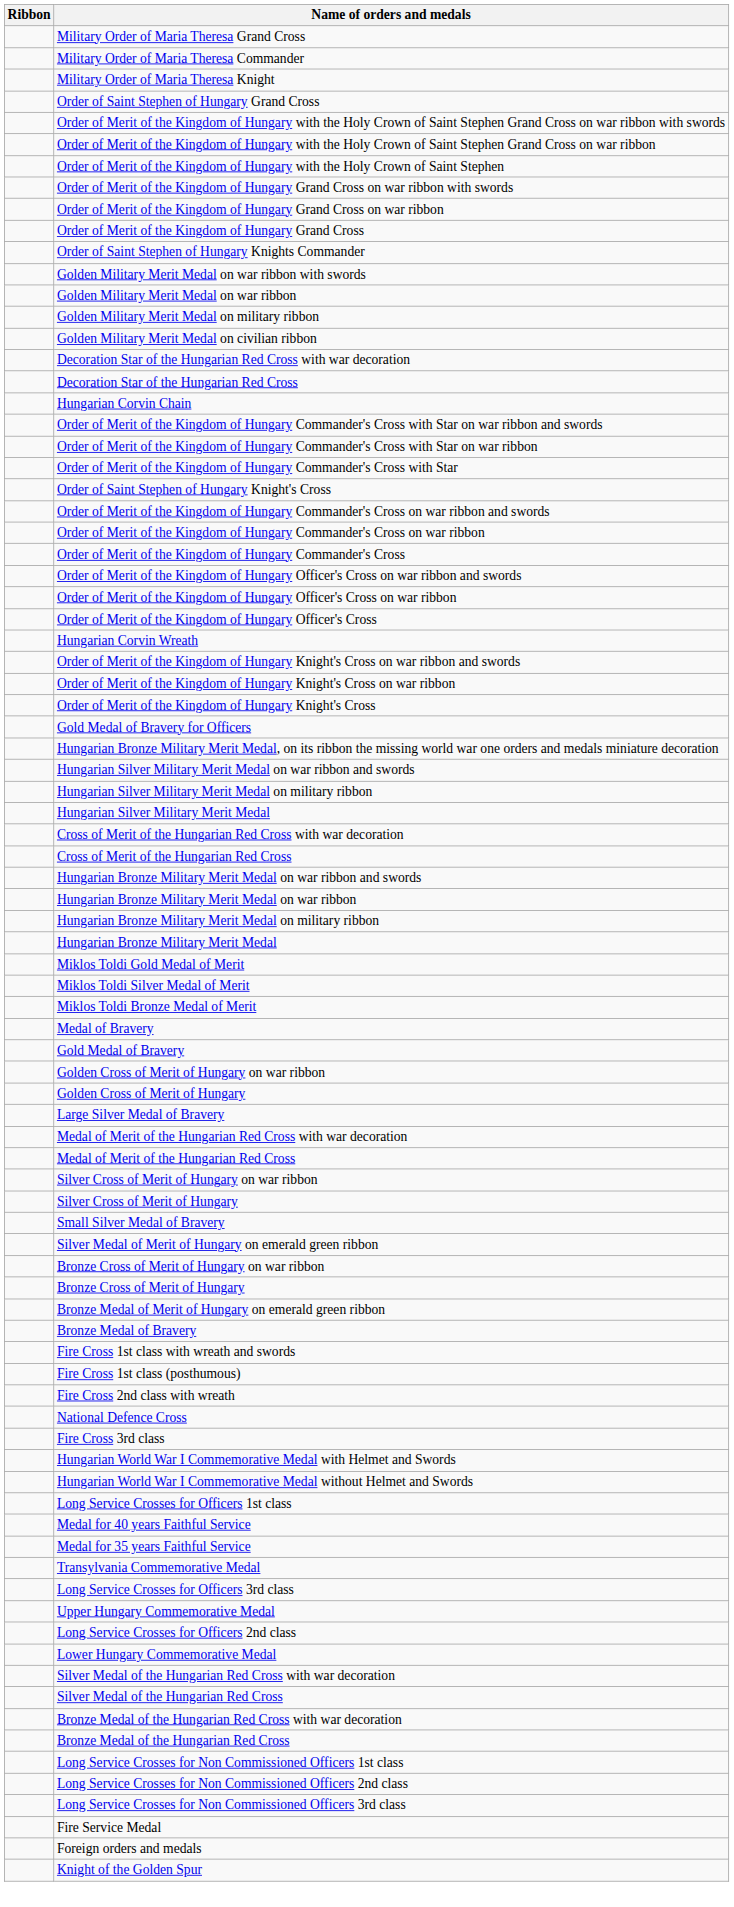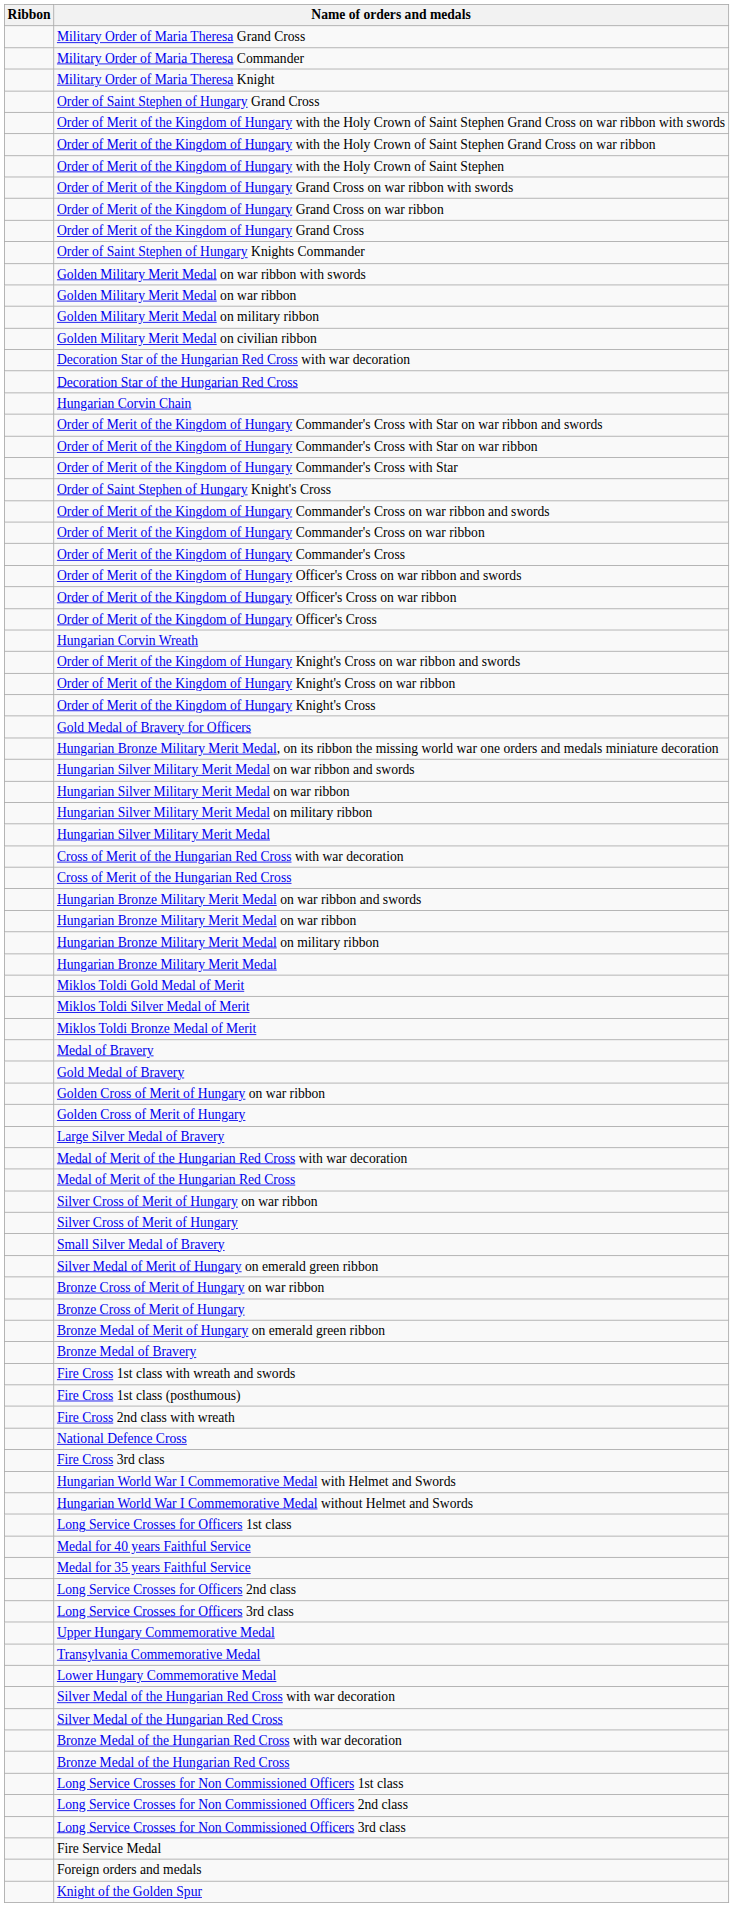+ row: (203, 791)
rows swapped: (177, 1632) <-> (159, 1568)
